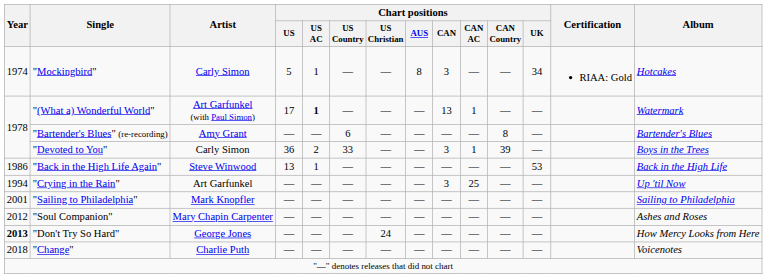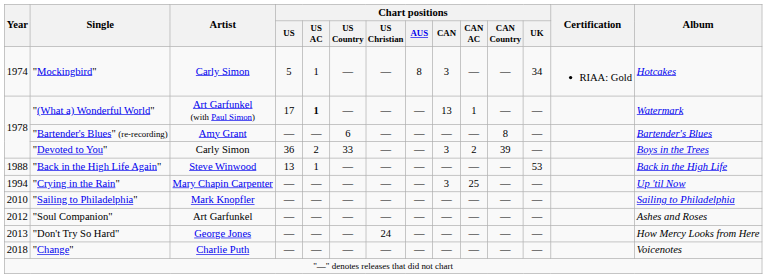(474, 150) 1 -> (474, 150) 2
(17, 166) 1986 -> (17, 166) 1988
(223, 183) Art Garfunkel -> (223, 183) Mary Chapin Carpenter
(17, 200) 2001 -> (17, 200) 2010
(223, 217) Mary Chapin Carpenter -> (223, 217) Art Garfunkel
(17, 233) bold -> (17, 233) normal
